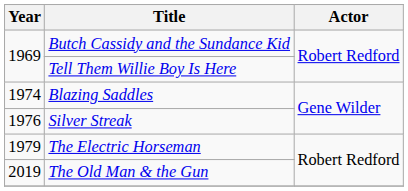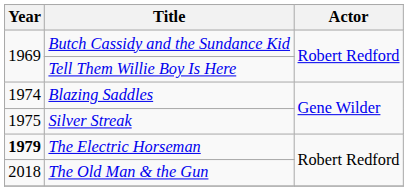(25, 120) 1976 -> (25, 120) 1975
(25, 146) normal -> (25, 146) bold
(25, 172) 2019 -> (25, 172) 2018
